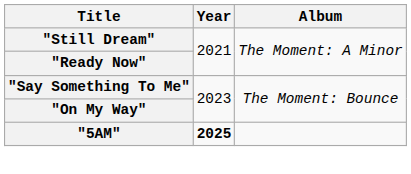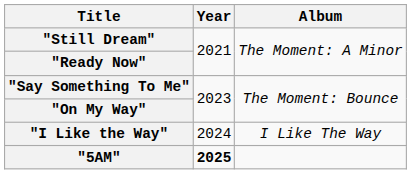+ row: (99, 134)
